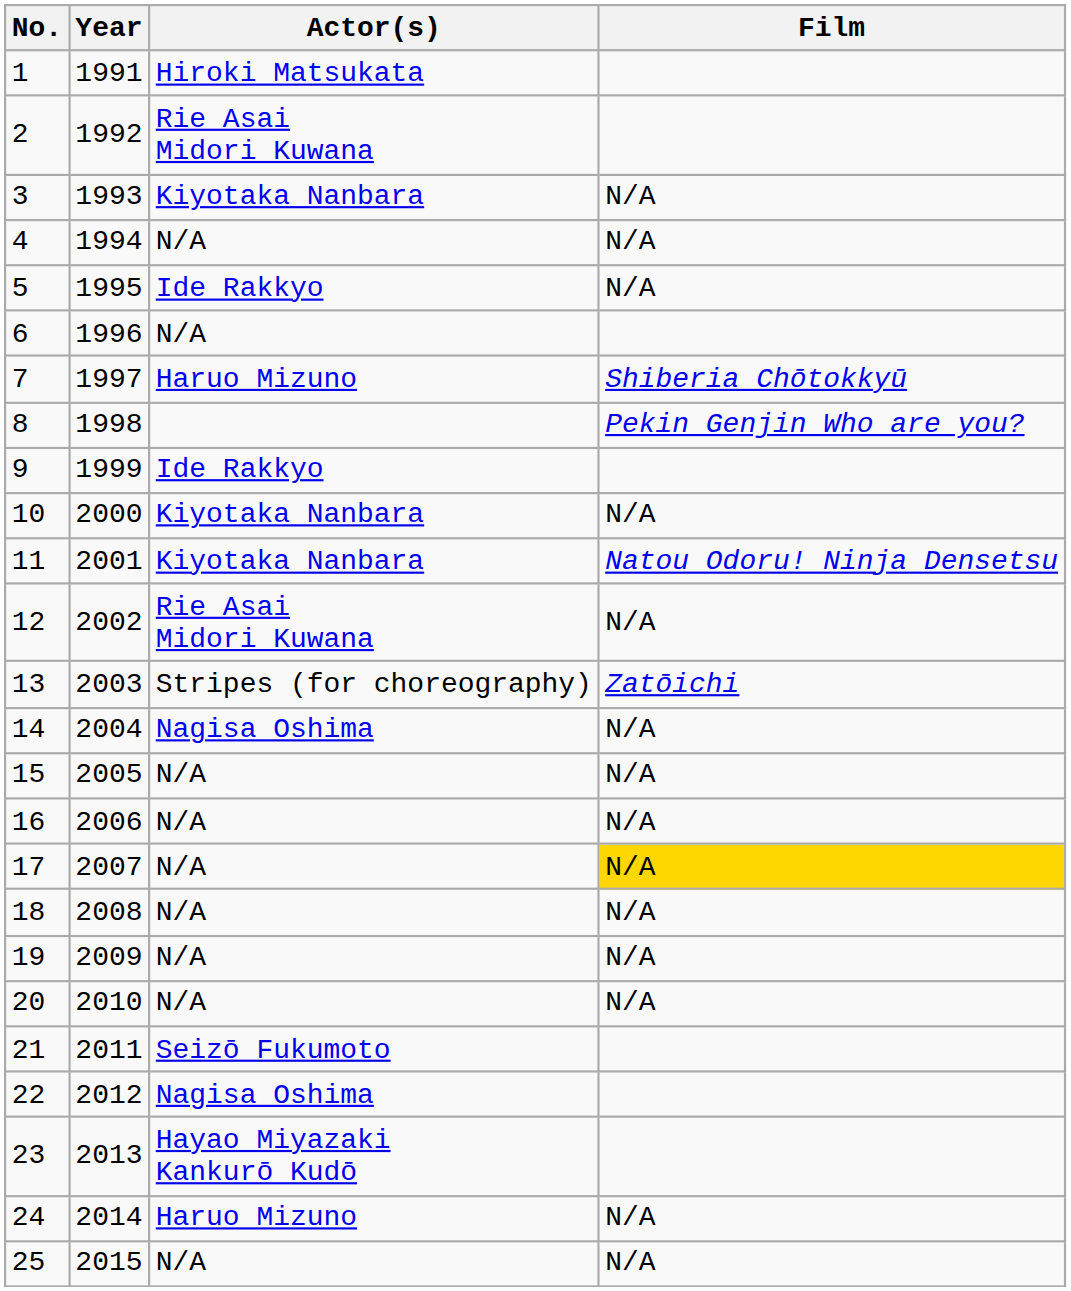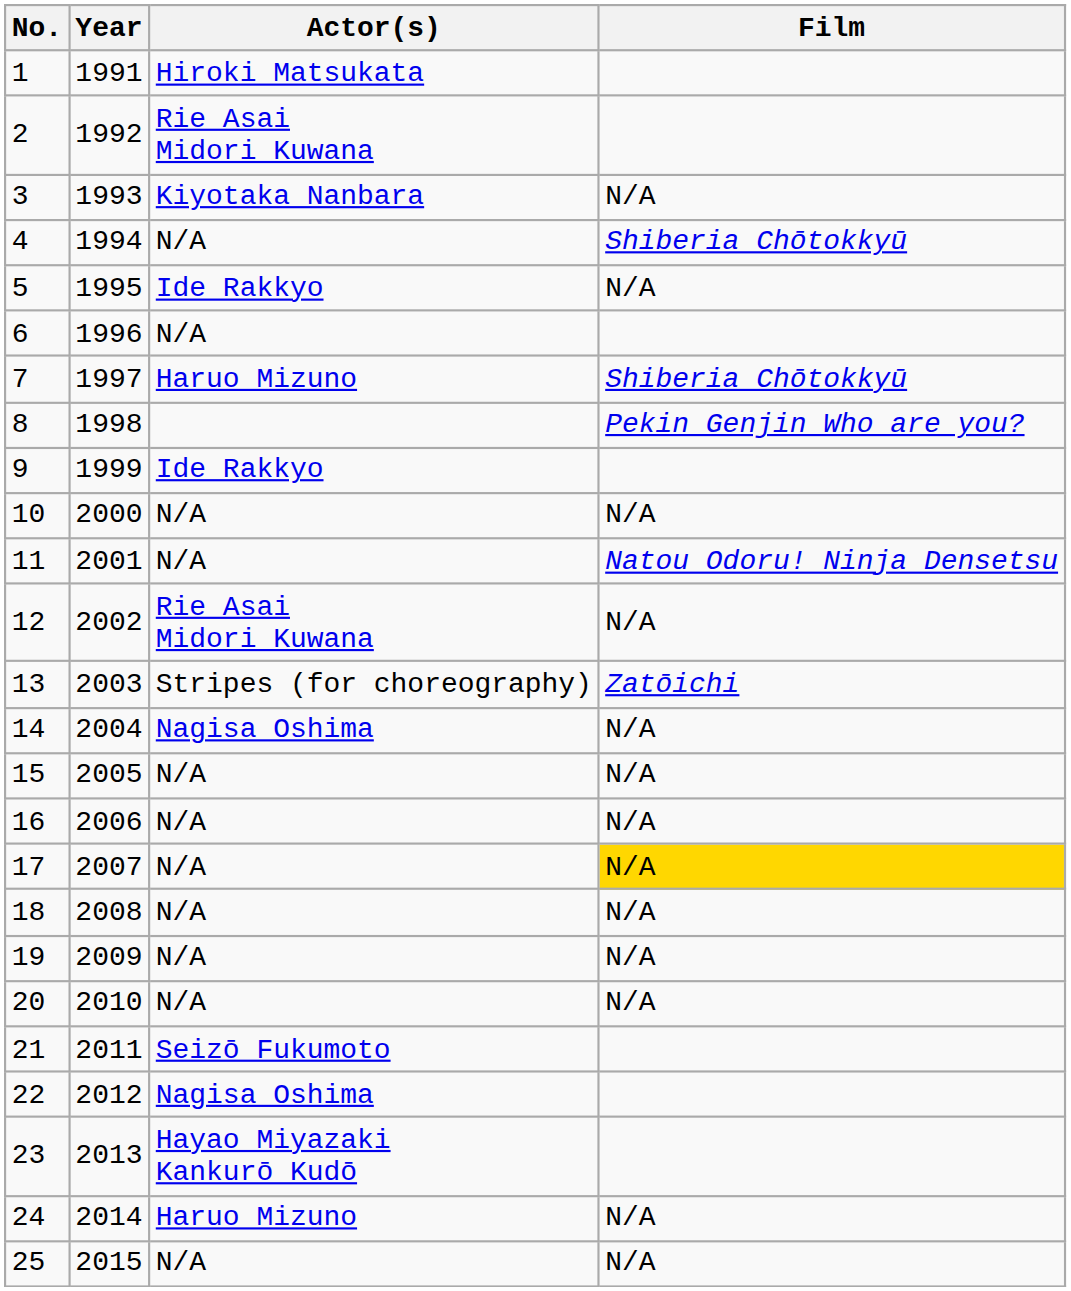(630, 242) N/A -> (756, 242) Shiberia Chōtokkyū
(290, 516) Kiyotaka Nanbara -> (181, 516) N/A
(290, 561) Kiyotaka Nanbara -> (181, 561) N/A
